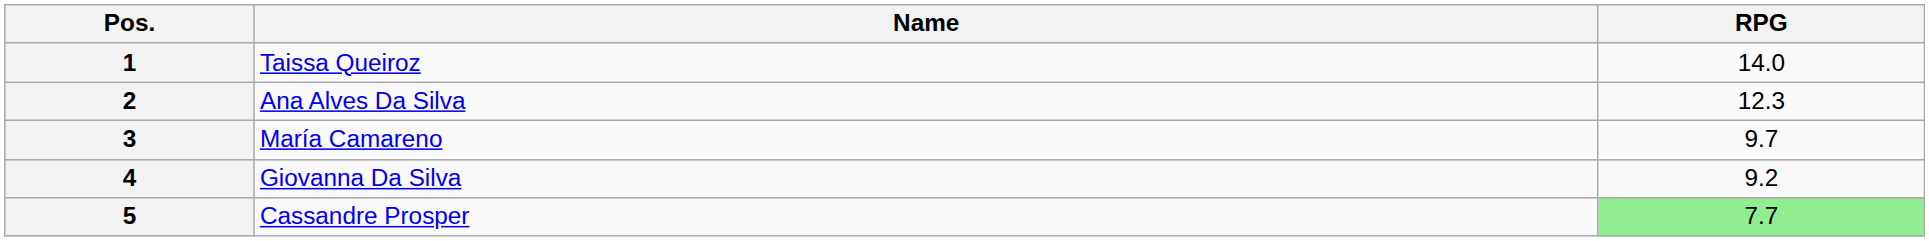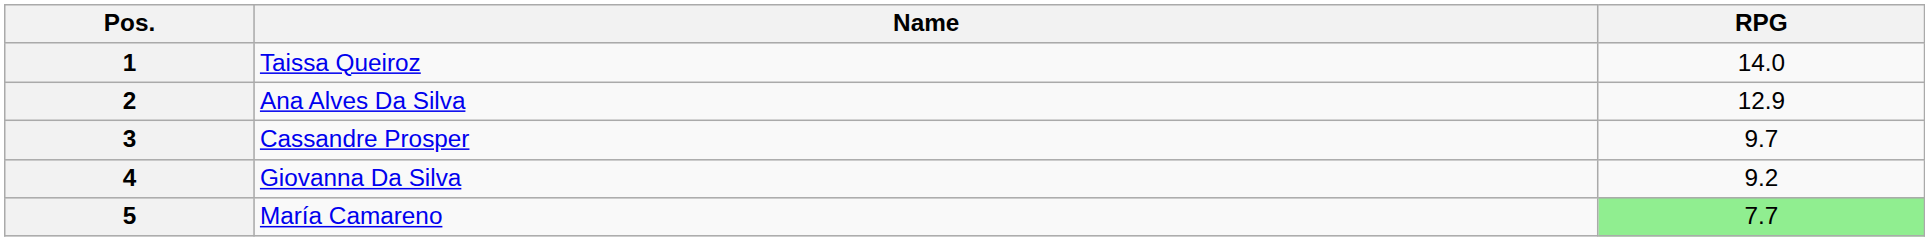(1761, 100) 12.3 -> (1761, 100) 12.9
(351, 139) María Camareno -> (365, 139) Cassandre Prosper
(365, 216) Cassandre Prosper -> (351, 216) María Camareno
